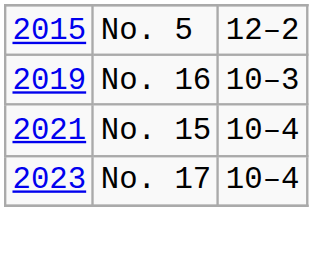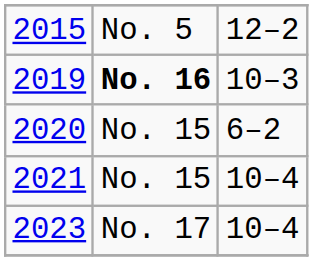(156, 80) normal -> (156, 80) bold
+ row: (49, 130)
